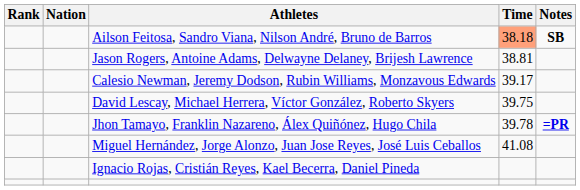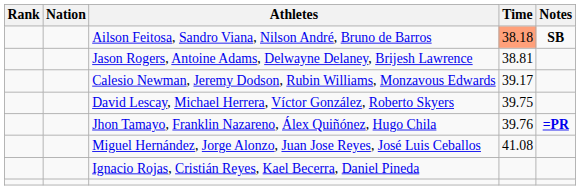(518, 124) 39.78 -> (518, 124) 39.76
